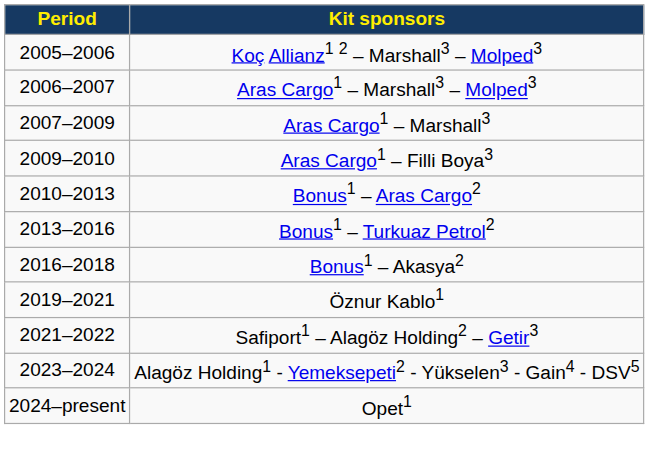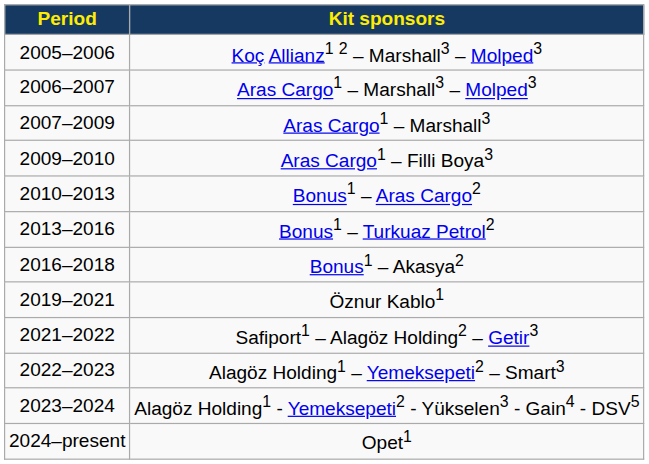+ row: (387, 370)
